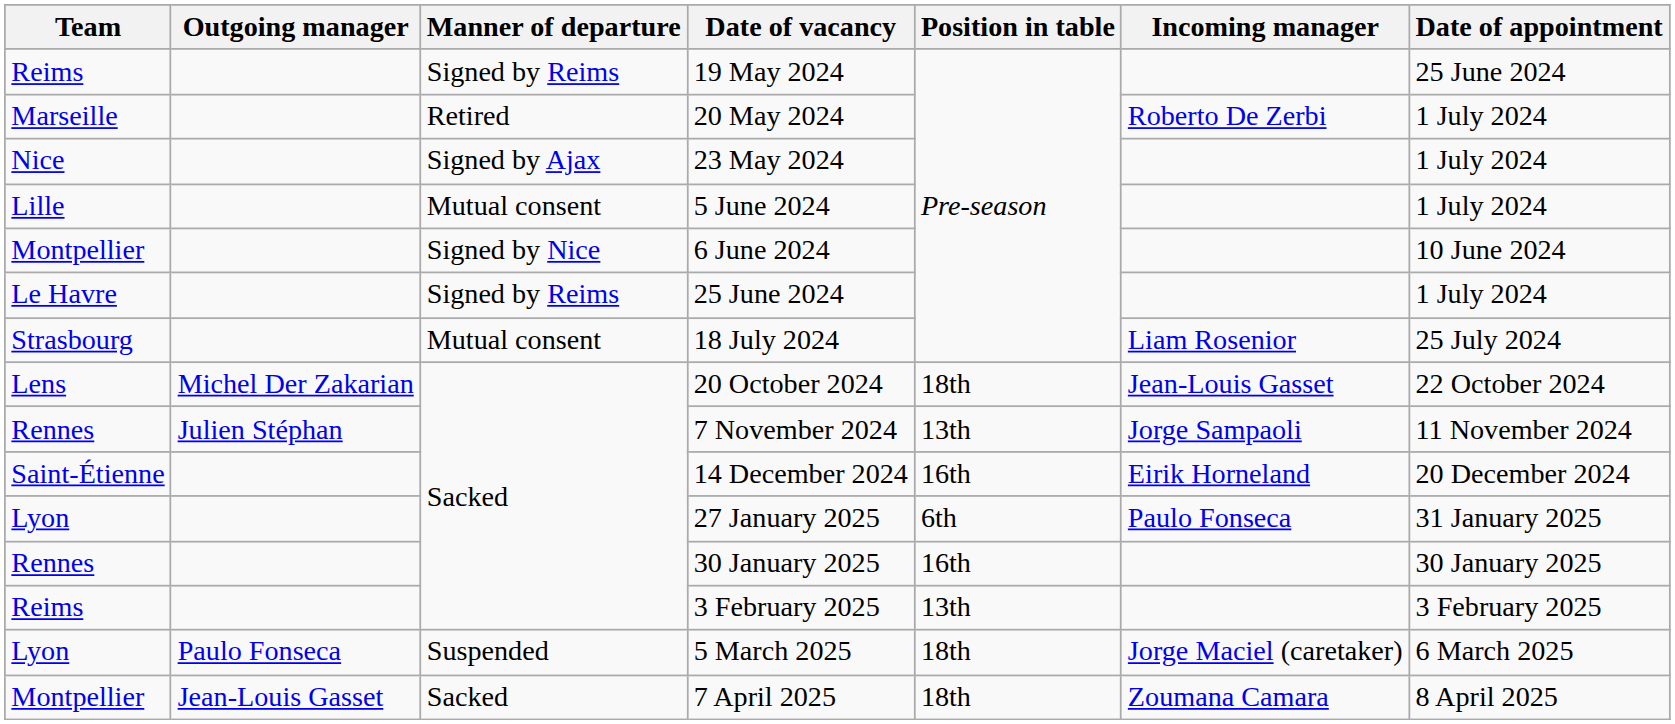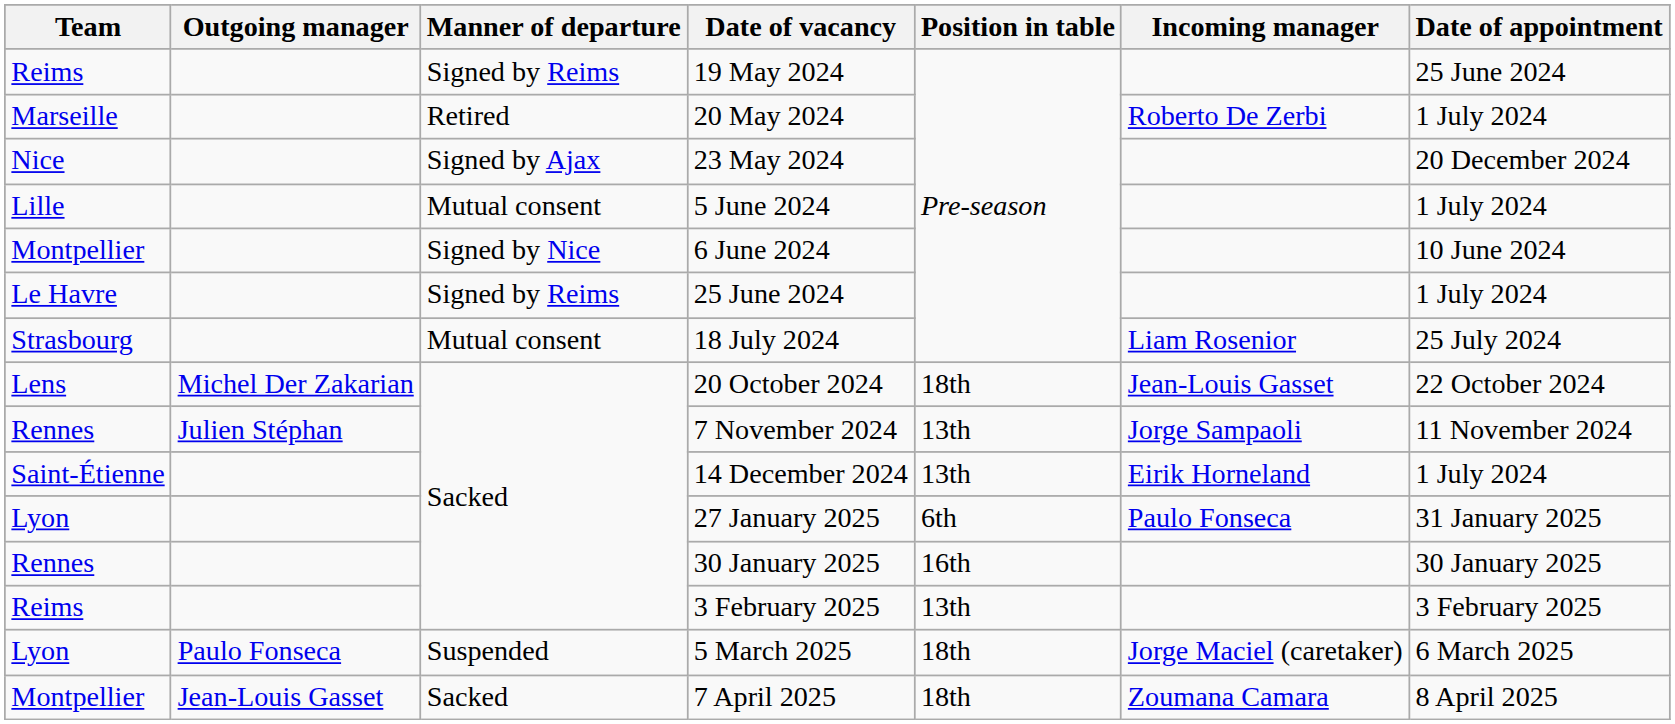(1481, 160) 1 July 2024 -> (1523, 160) 20 December 2024
(946, 473) 16th -> (946, 473) 13th
(1523, 473) 20 December 2024 -> (1481, 473) 1 July 2024
